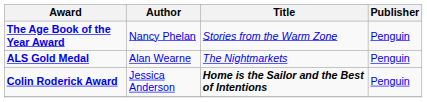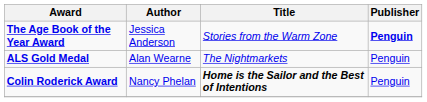(162, 36) Nancy Phelan -> (152, 36) Jessica Anderson
(390, 36) normal -> (392, 36) bold
(152, 82) Jessica Anderson -> (162, 82) Nancy Phelan
